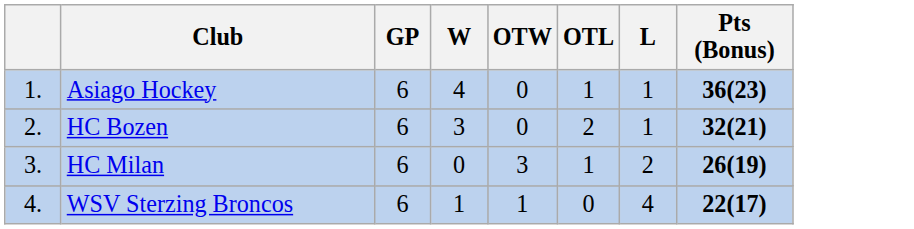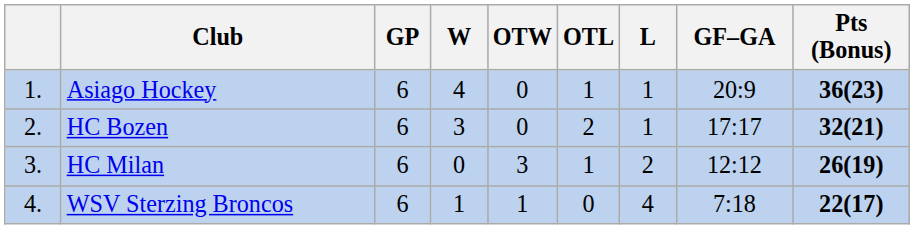+ column: (734, 37)
